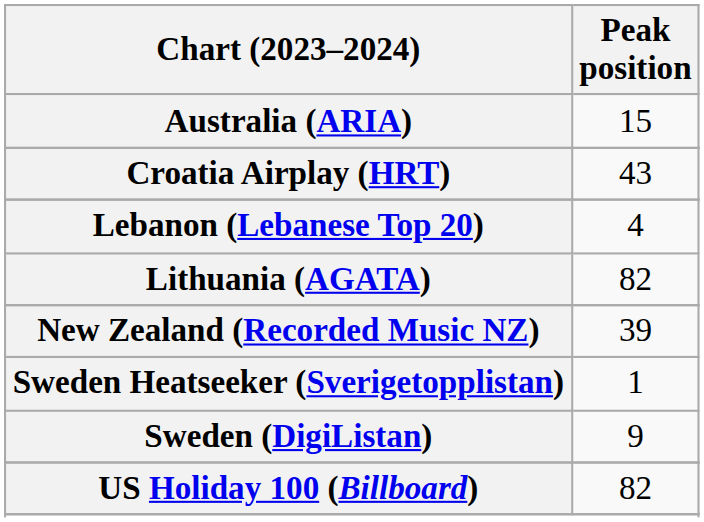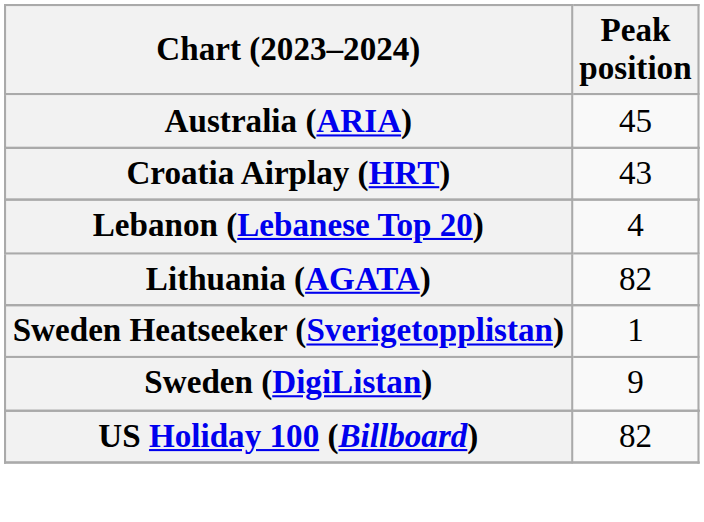(635, 120) 15 -> (635, 120) 45
- row: (288, 330)
